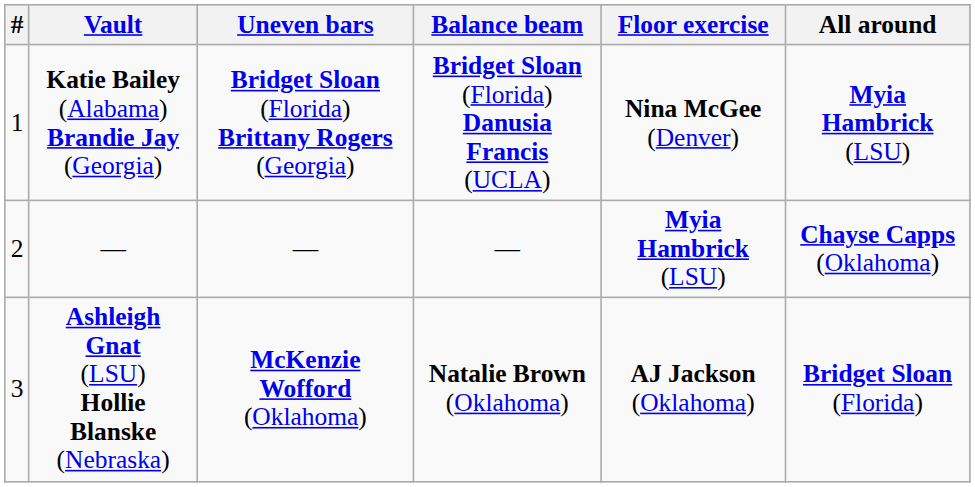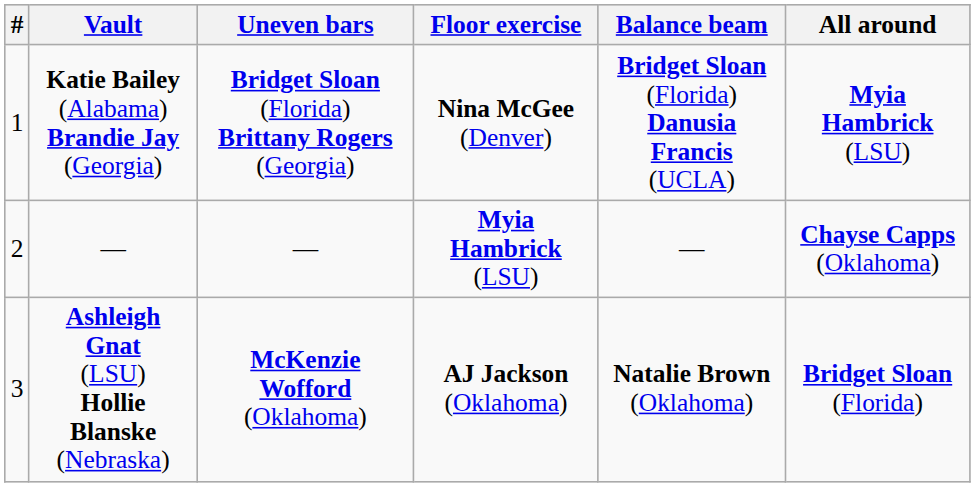columns swapped: (507, 24) <-> (693, 24)
